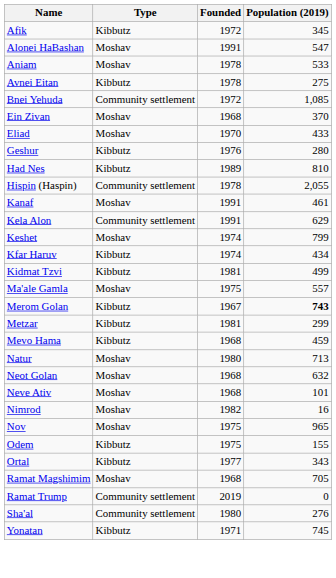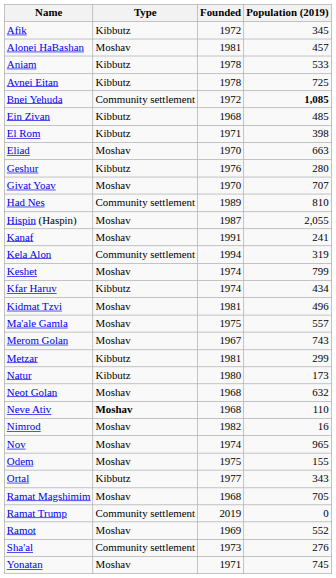(230, 47) 1991 -> (230, 47) 1981
(321, 47) 547 -> (321, 47) 457
(113, 64) Moshav -> (113, 64) Kibbutz
(321, 82) 275 -> (321, 82) 725
(316, 99) normal -> (316, 99) bold
(113, 116) Moshav -> (113, 116) Kibbutz
(321, 116) 370 -> (321, 116) 485
+ row: (24, 133)
(321, 133) 433 -> (321, 151) 663
+ row: (31, 185)
(113, 168) Kibbutz -> (145, 202) Community settlement
(145, 185) Community settlement -> (113, 220) Moshav
(230, 185) 1978 -> (230, 220) 1987
(321, 202) 461 -> (321, 237) 241
(230, 220) 1991 -> (230, 254) 1994
(321, 220) 629 -> (321, 254) 319
(113, 271) Kibbutz -> (113, 306) Moshav
(321, 271) 499 -> (321, 306) 496
(113, 306) Kibbutz -> (113, 340) Moshav
(321, 306) bold -> (321, 340) normal
- row: (34, 340)
(113, 358) Moshav -> (113, 375) Kibbutz
(321, 358) 713 -> (321, 375) 173
(113, 392) normal -> (114, 409) bold
(321, 392) 101 -> (321, 409) 110
(230, 427) 1975 -> (230, 444) 1974
(113, 444) Kibbutz -> (113, 461) Moshav
+ row: (21, 530)
(230, 513) 1980 -> (230, 548) 1973
(113, 530) Kibbutz -> (113, 565) Moshav
